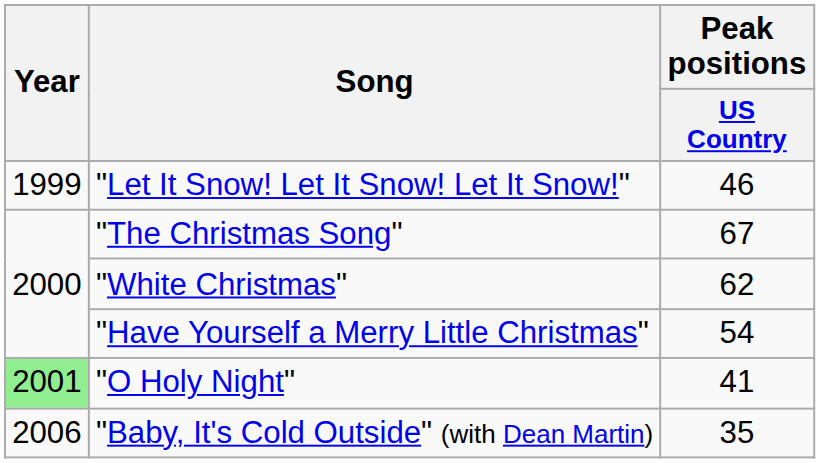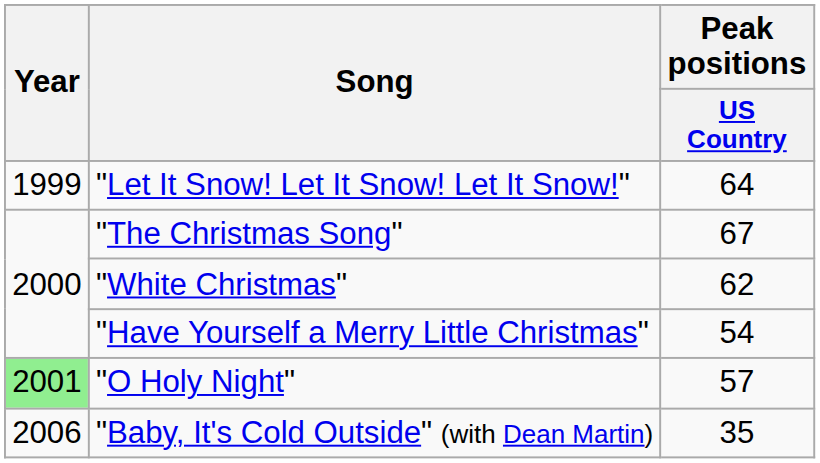(737, 184) 46 -> (737, 184) 64
(737, 382) 41 -> (737, 382) 57
